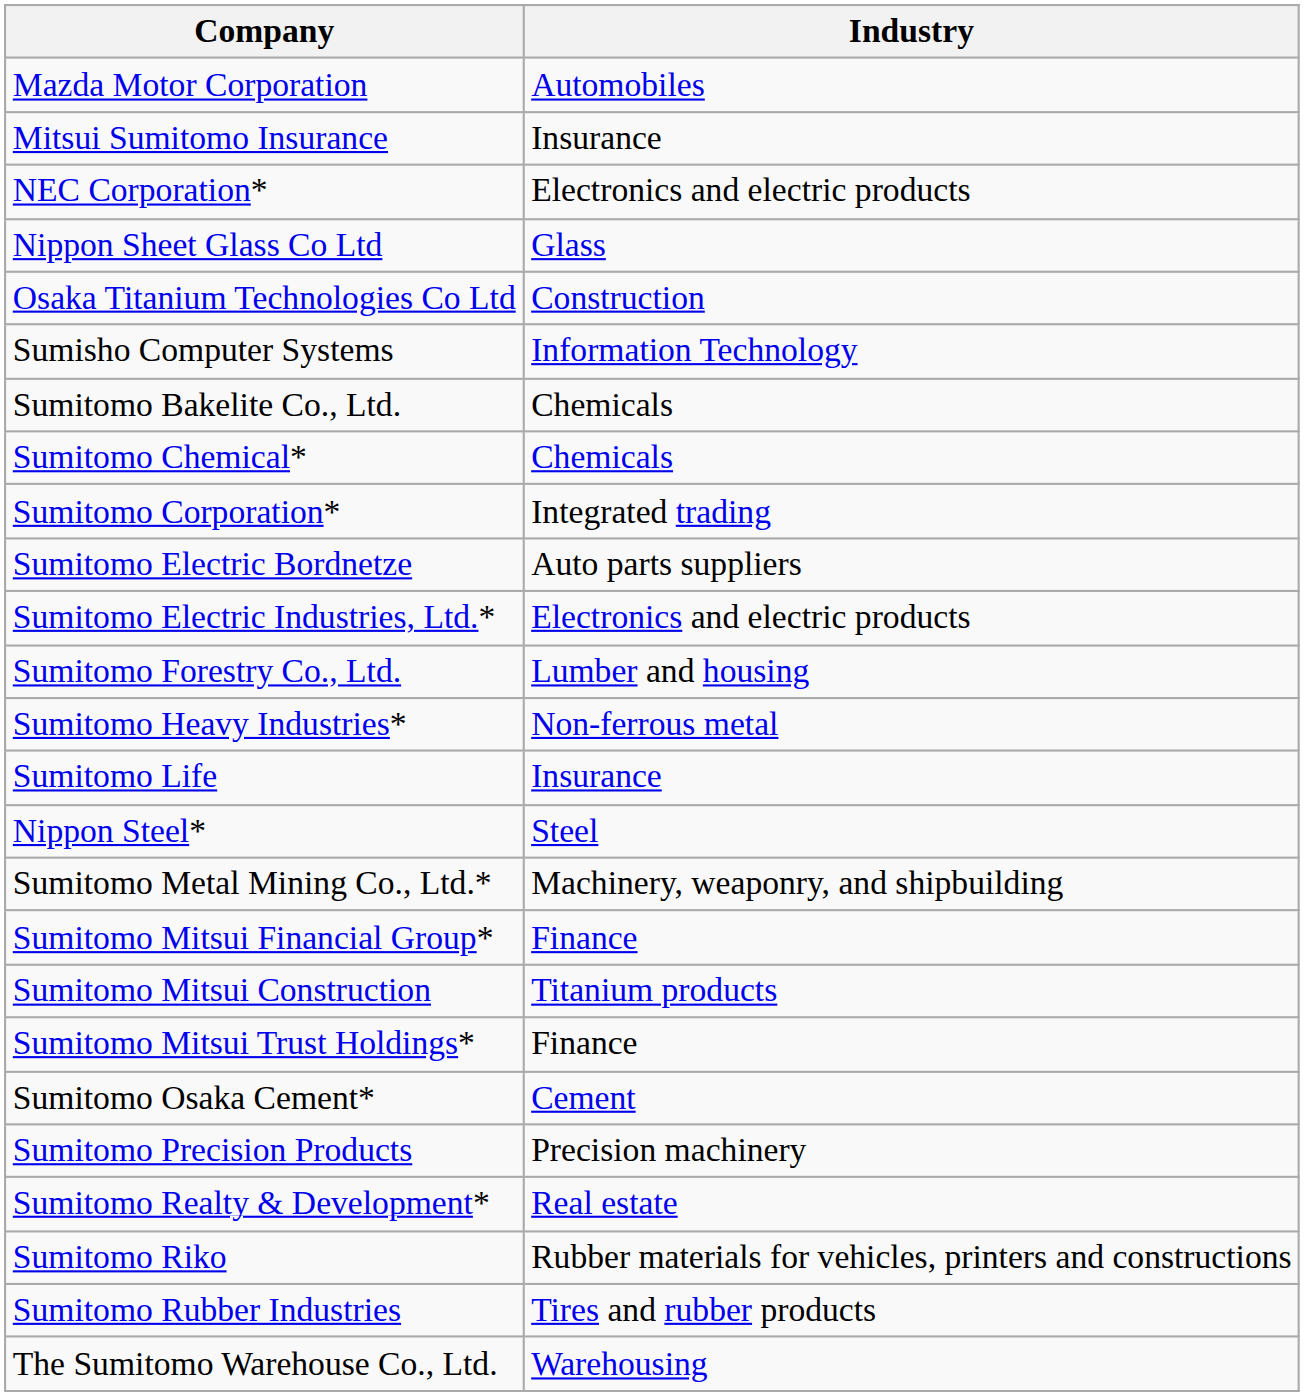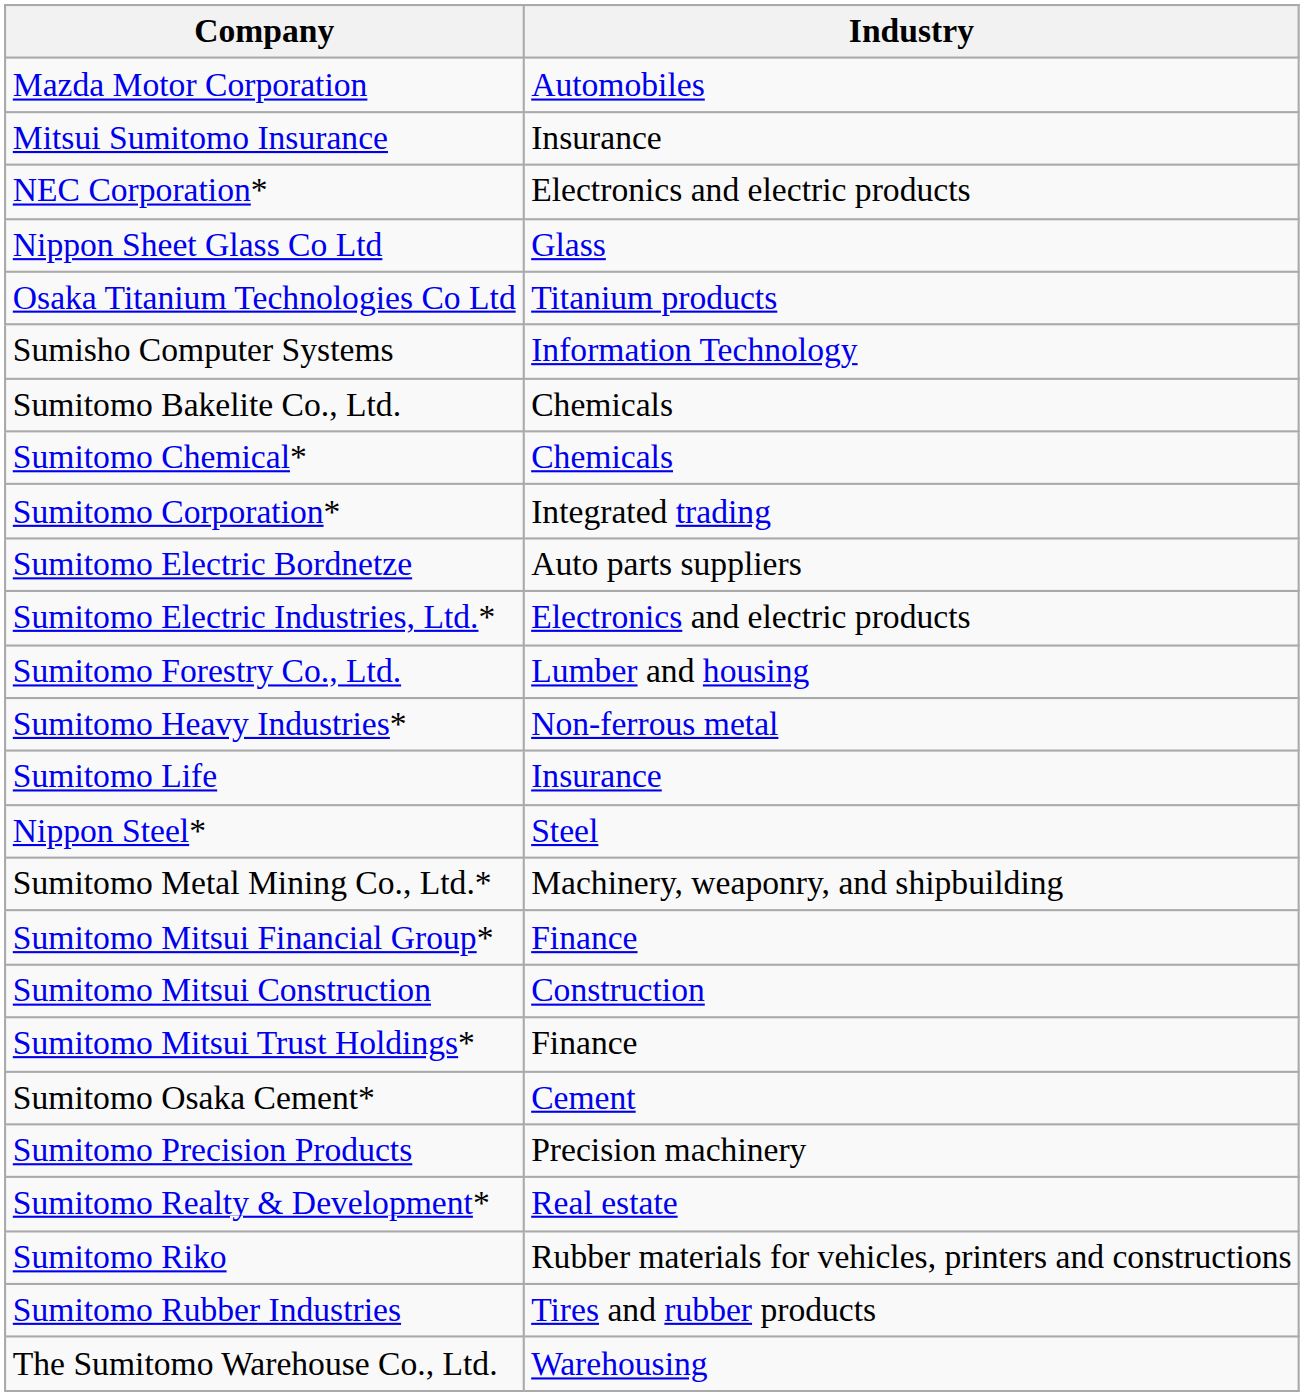(618, 297) Construction -> (654, 297) Titanium products
(654, 990) Titanium products -> (618, 990) Construction
